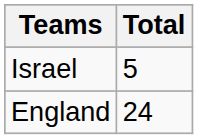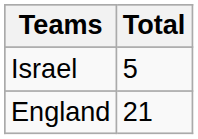(138, 111) 24 -> (138, 111) 21
